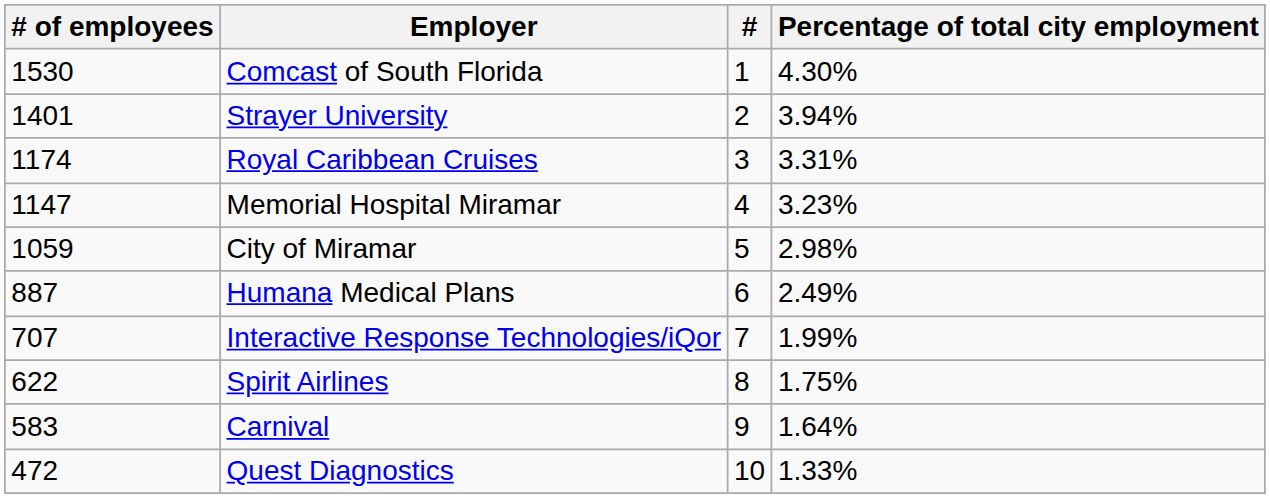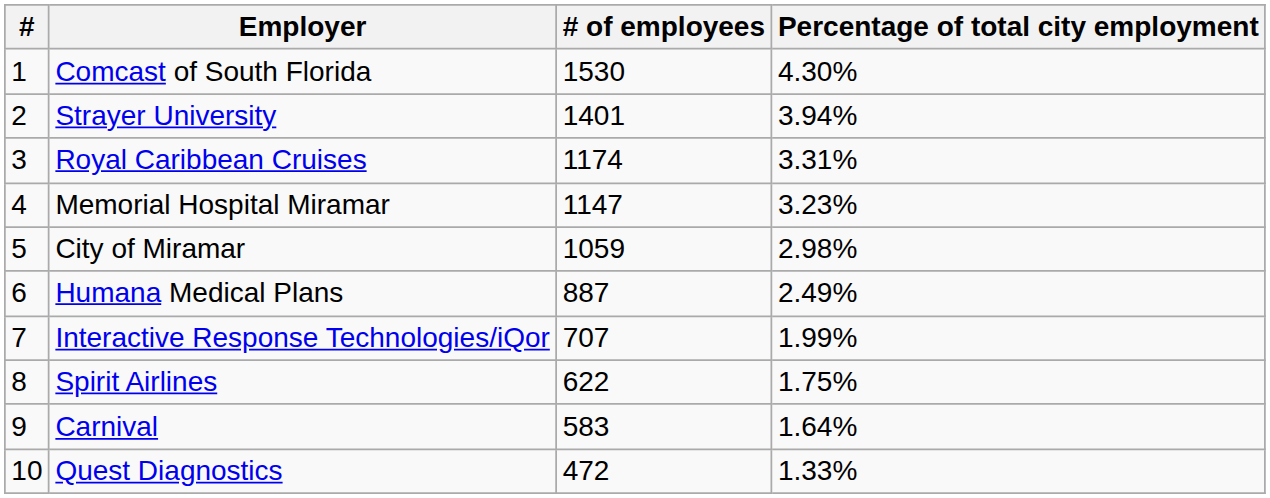columns swapped: (749, 26) <-> (112, 26)
